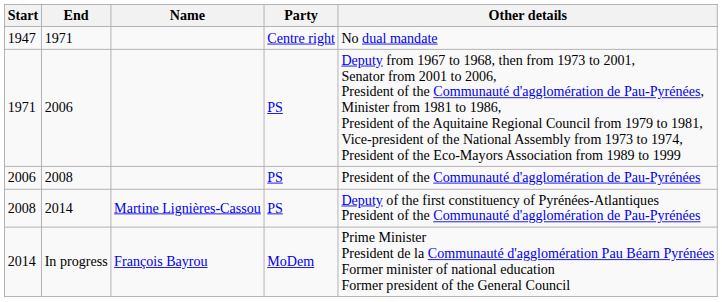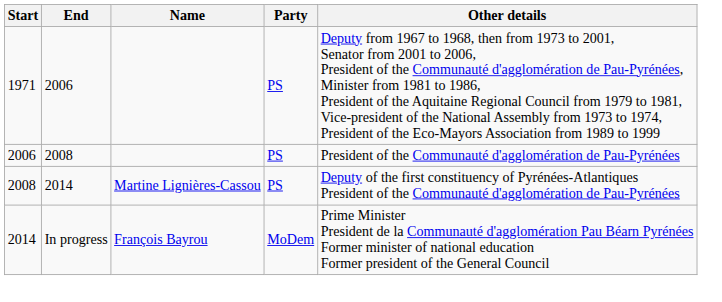- row: (22, 37)
